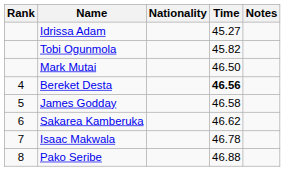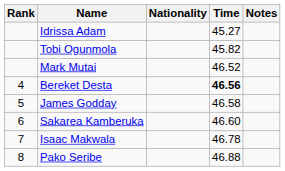(226, 67) 46.50 -> (226, 67) 46.52
(226, 121) 46.62 -> (226, 121) 46.60
